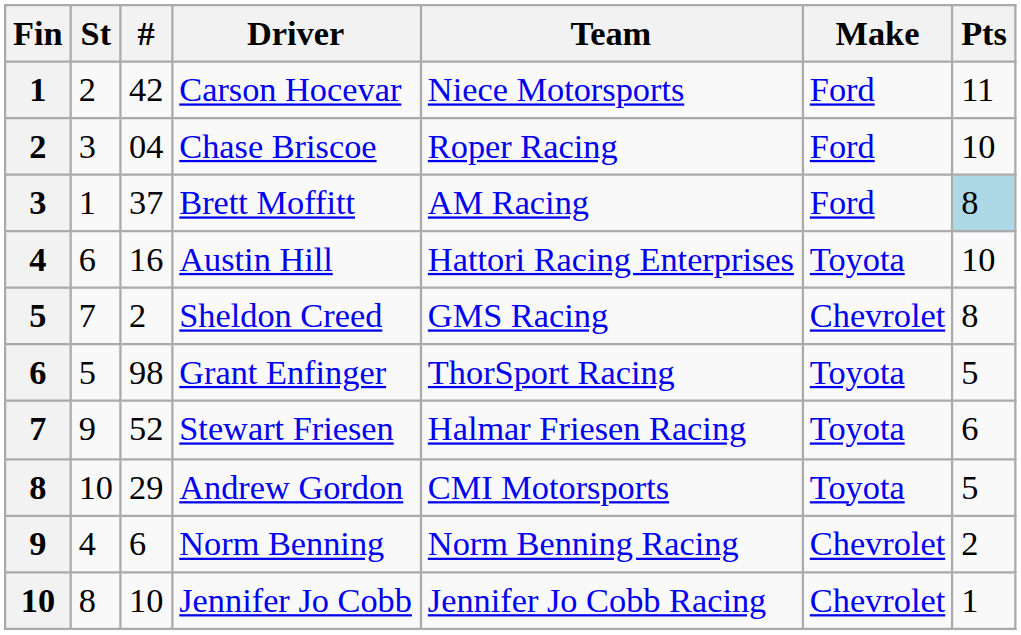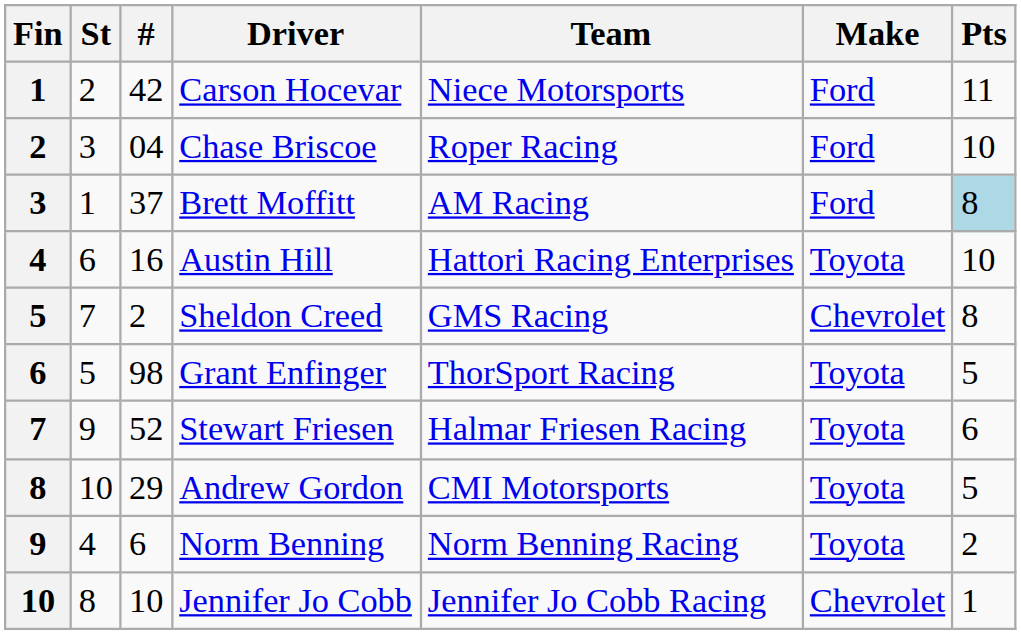(878, 542) Chevrolet -> (857, 542) Toyota
